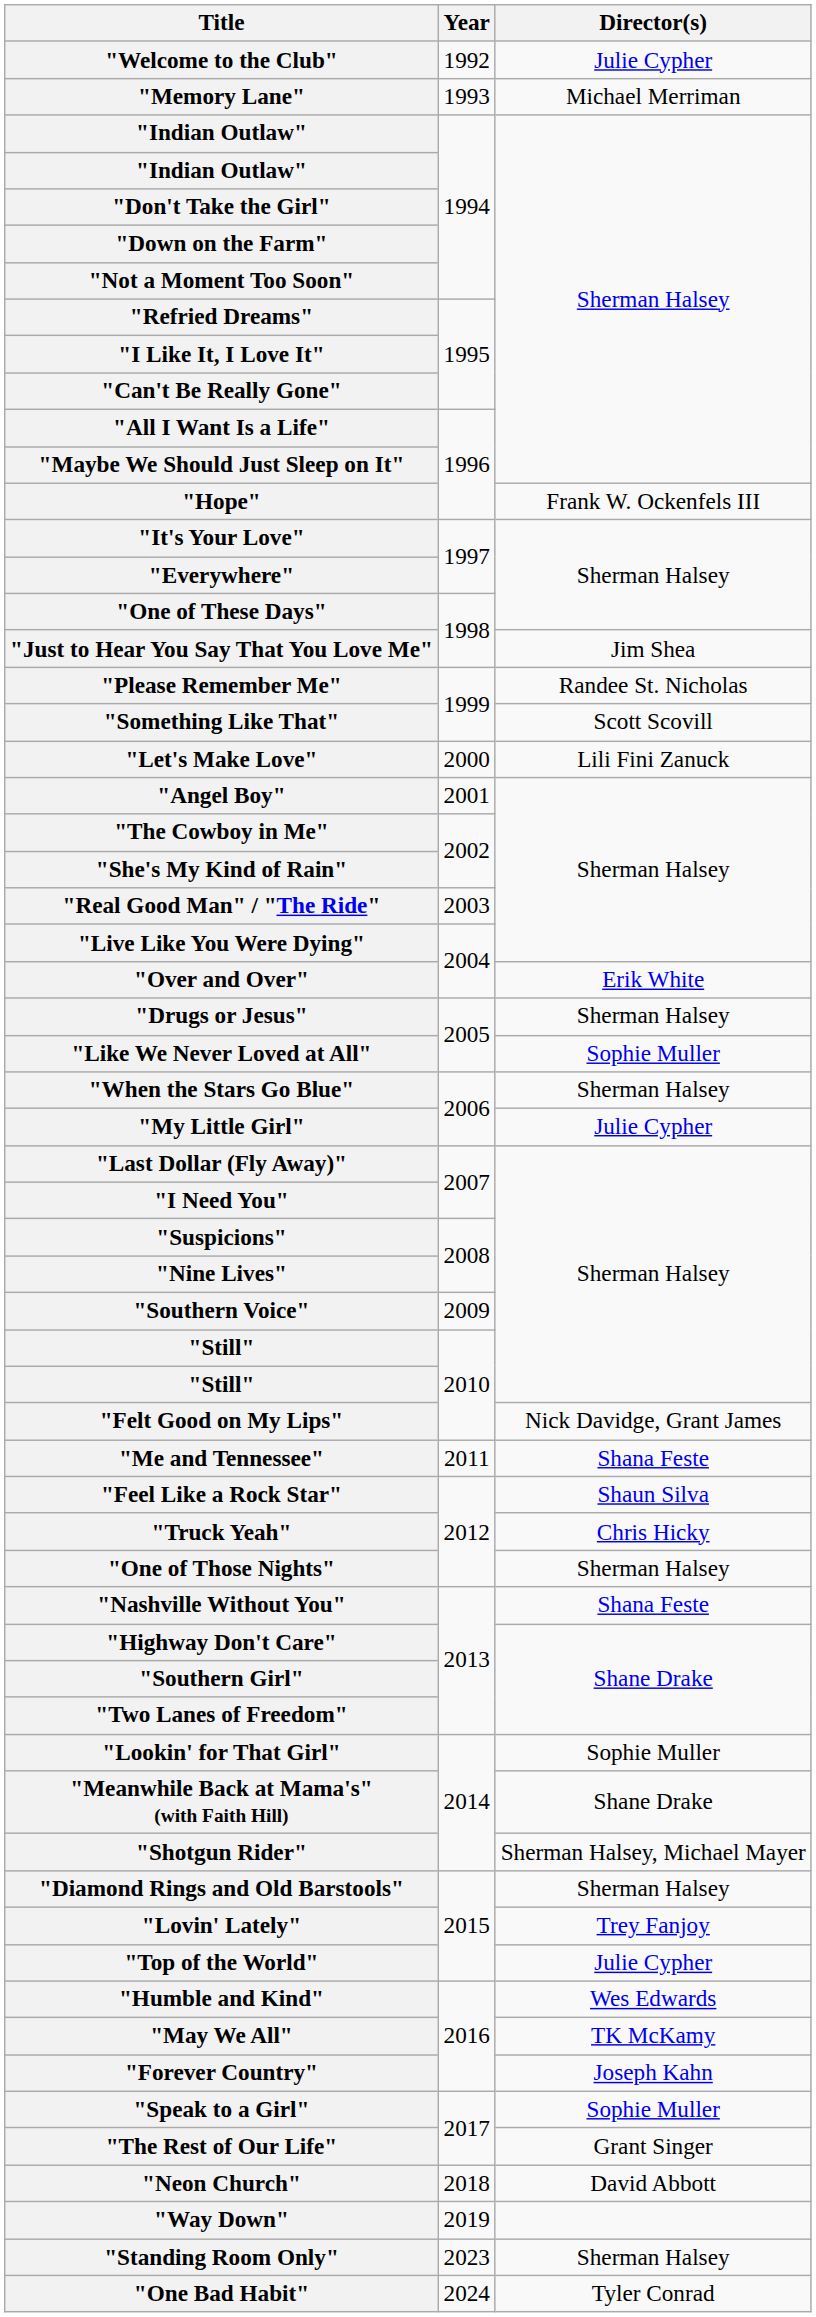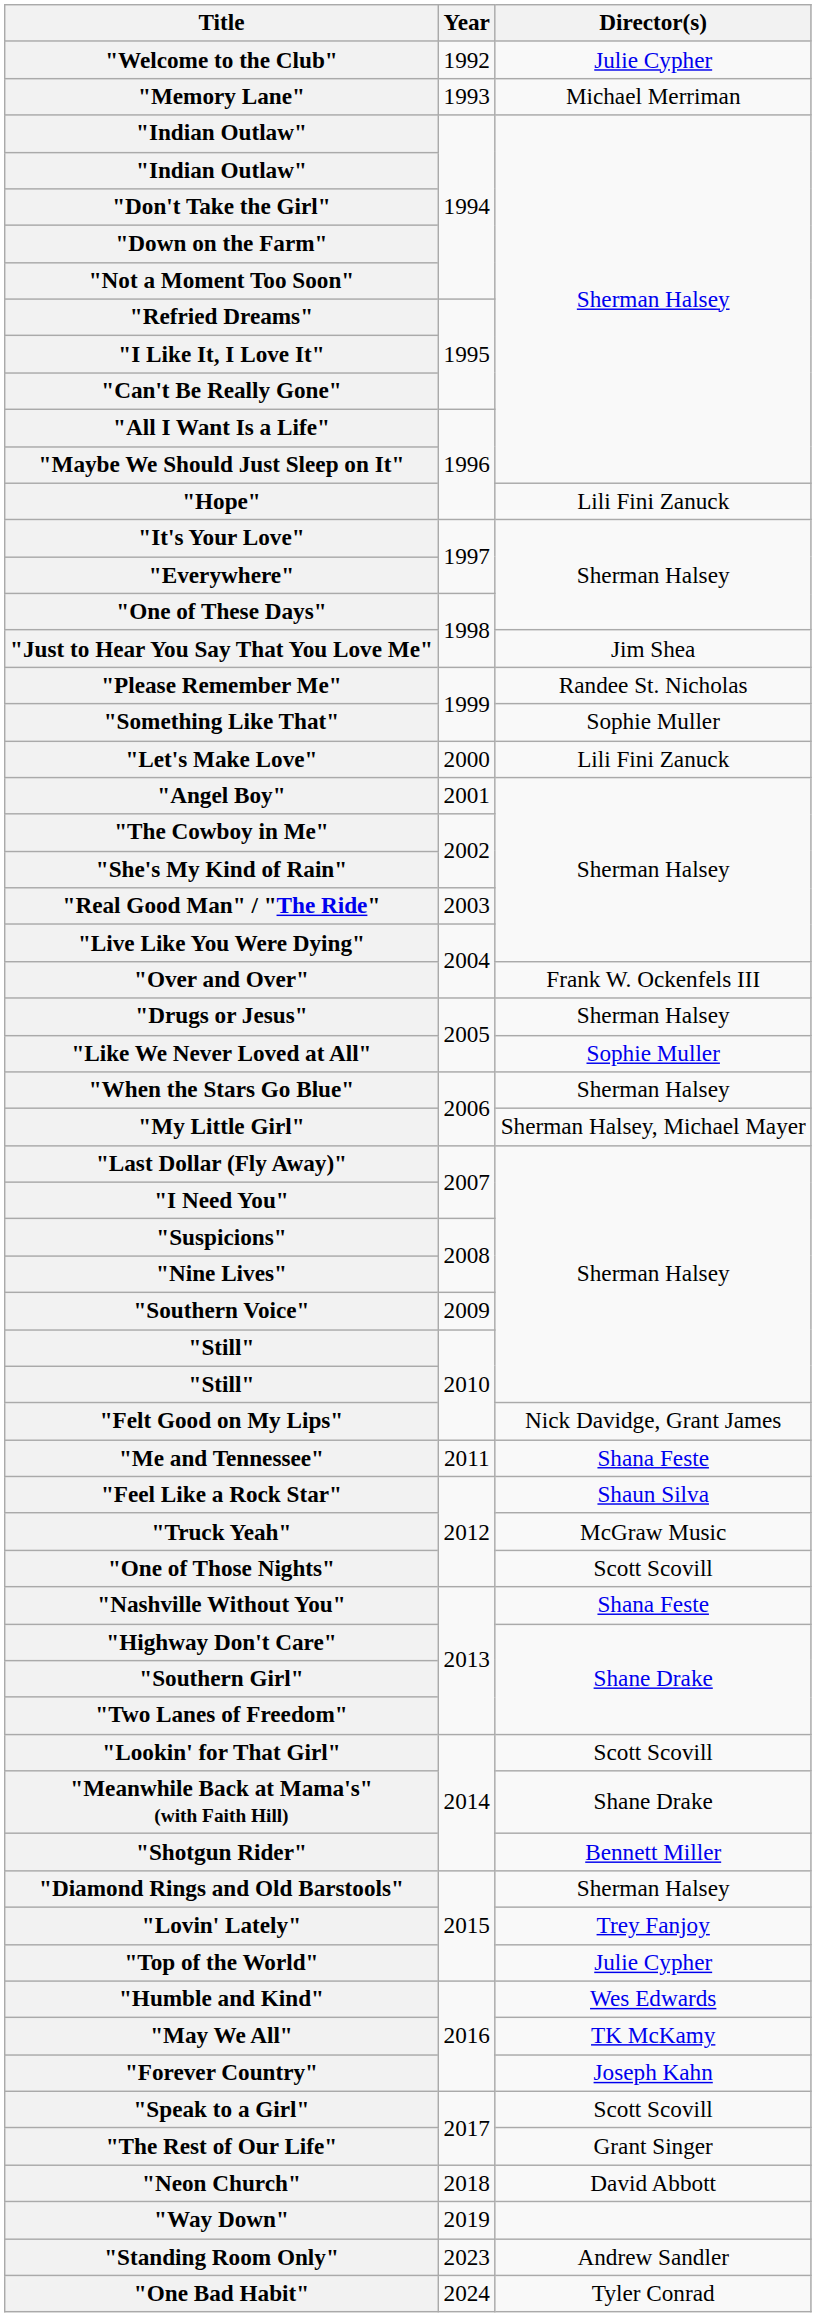(653, 501) Frank W. Ockenfels III -> (653, 501) Lili Fini Zanuck
(653, 721) Scott Scovill -> (653, 721) Sophie Muller
(653, 979) Erik White -> (653, 979) Frank W. Ockenfels III
(653, 1126) Julie Cypher -> (653, 1126) Sherman Halsey, Michael Mayer
(653, 1531) Chris Hicky -> (653, 1531) McGraw Music
(653, 1568) Sherman Halsey -> (653, 1568) Scott Scovill
(653, 1752) Sophie Muller -> (653, 1752) Scott Scovill
(653, 1851) Sherman Halsey, Michael Mayer -> (653, 1851) Bennett Miller
(653, 2109) Sophie Muller -> (653, 2109) Scott Scovill
(653, 2256) Sherman Halsey -> (653, 2256) Andrew Sandler
